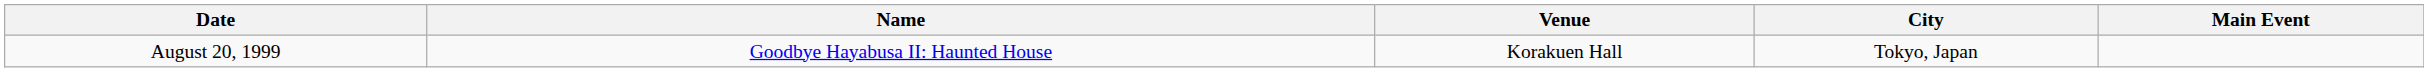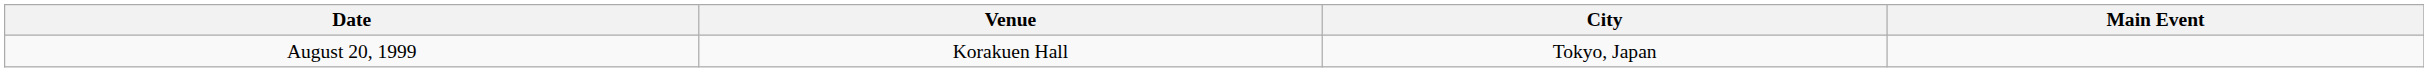- column: (901, 19)
